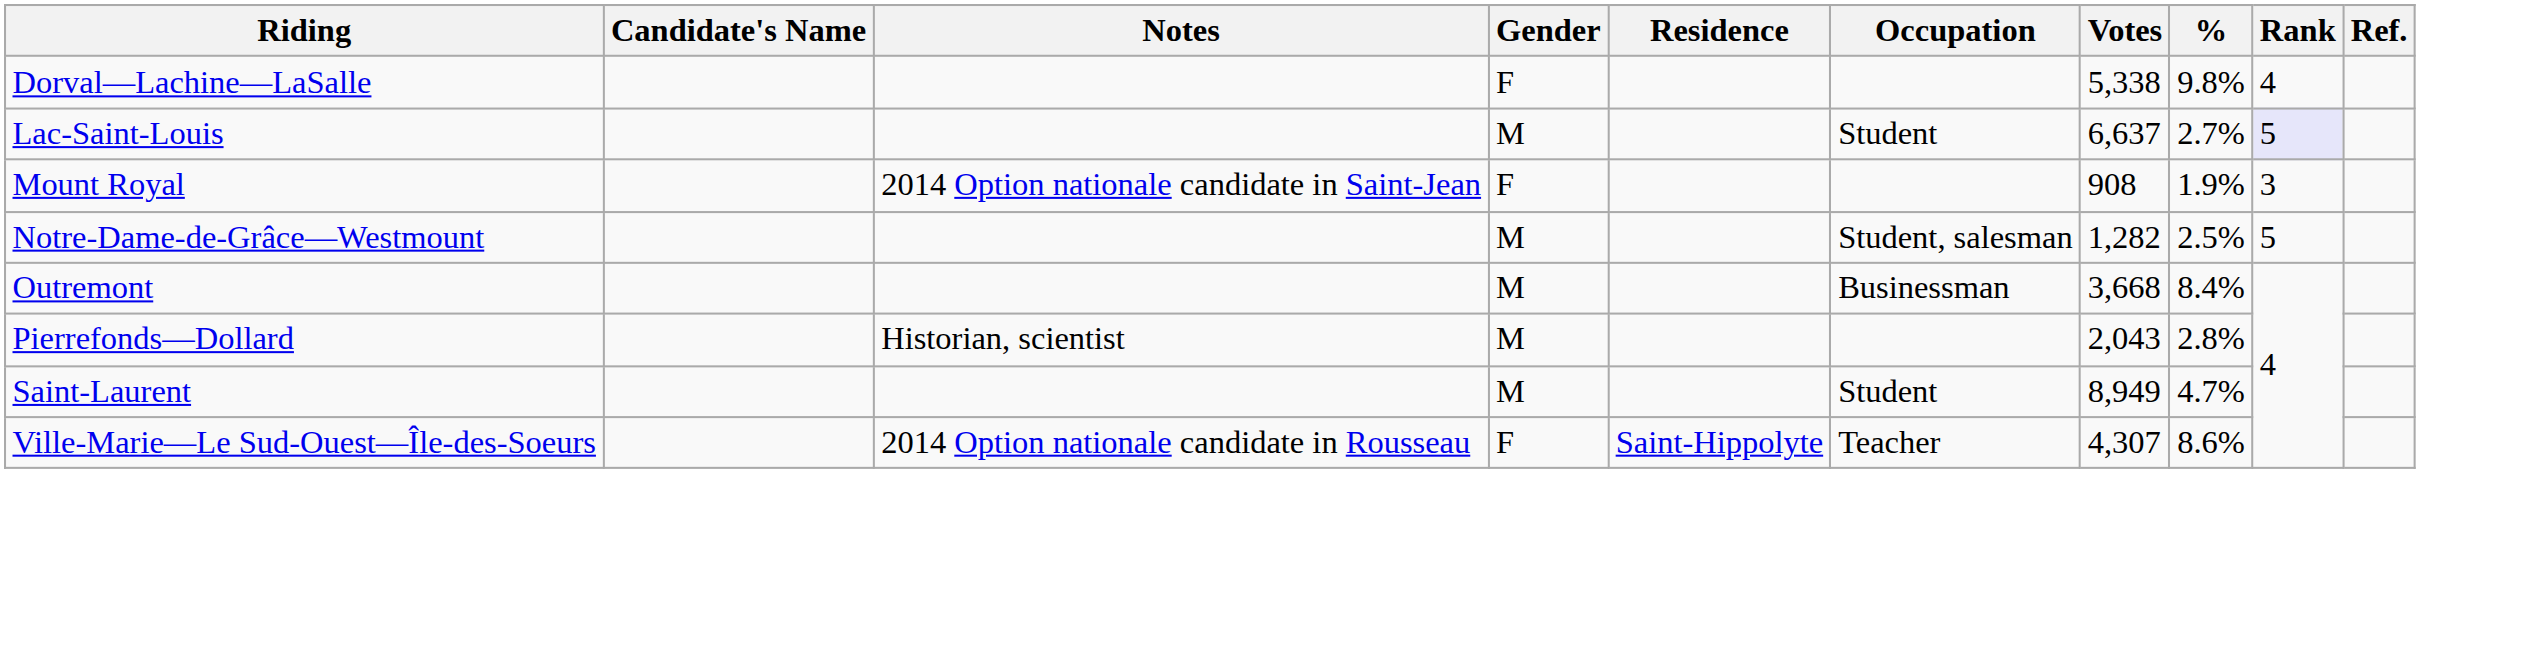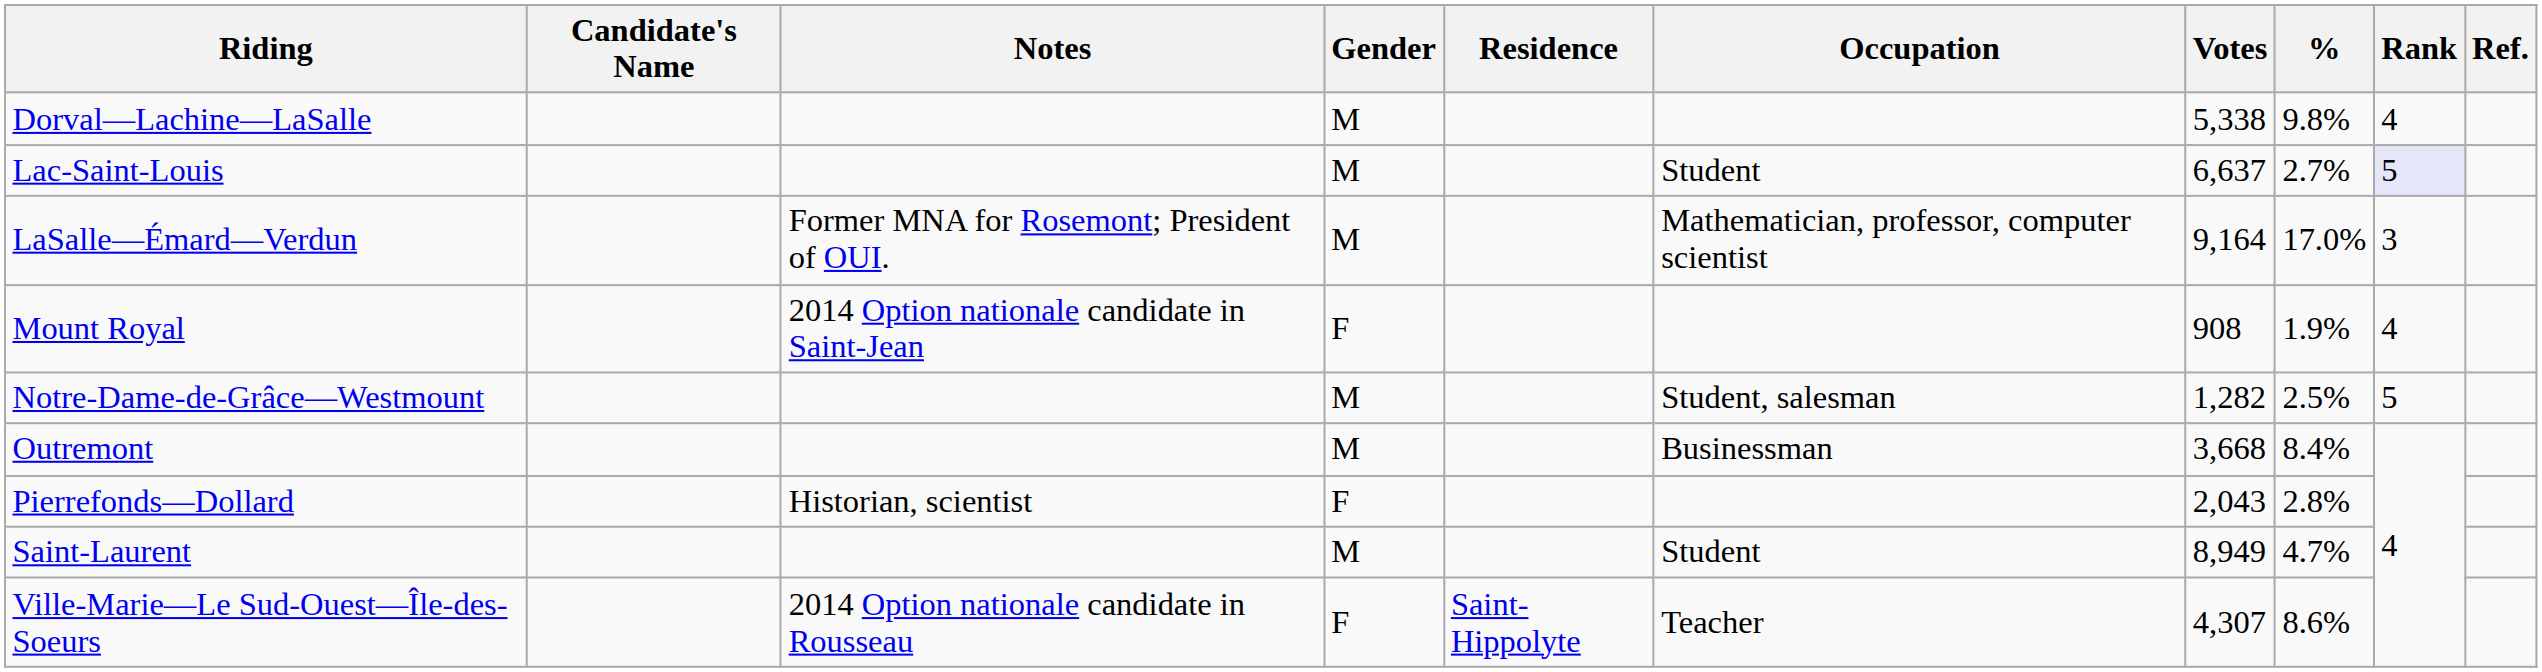(1505, 81) F -> (1346, 118) M
+ row: (185, 239)
(2268, 184) 3 -> (2389, 327) 4
(1510, 339) M -> (1340, 500) F
